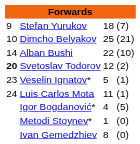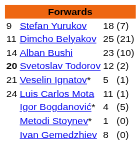(12, 39) 10 -> (11, 39) 11
(109, 52) 22 -> (109, 52) 23
(12, 80) 23 -> (12, 80) 21
